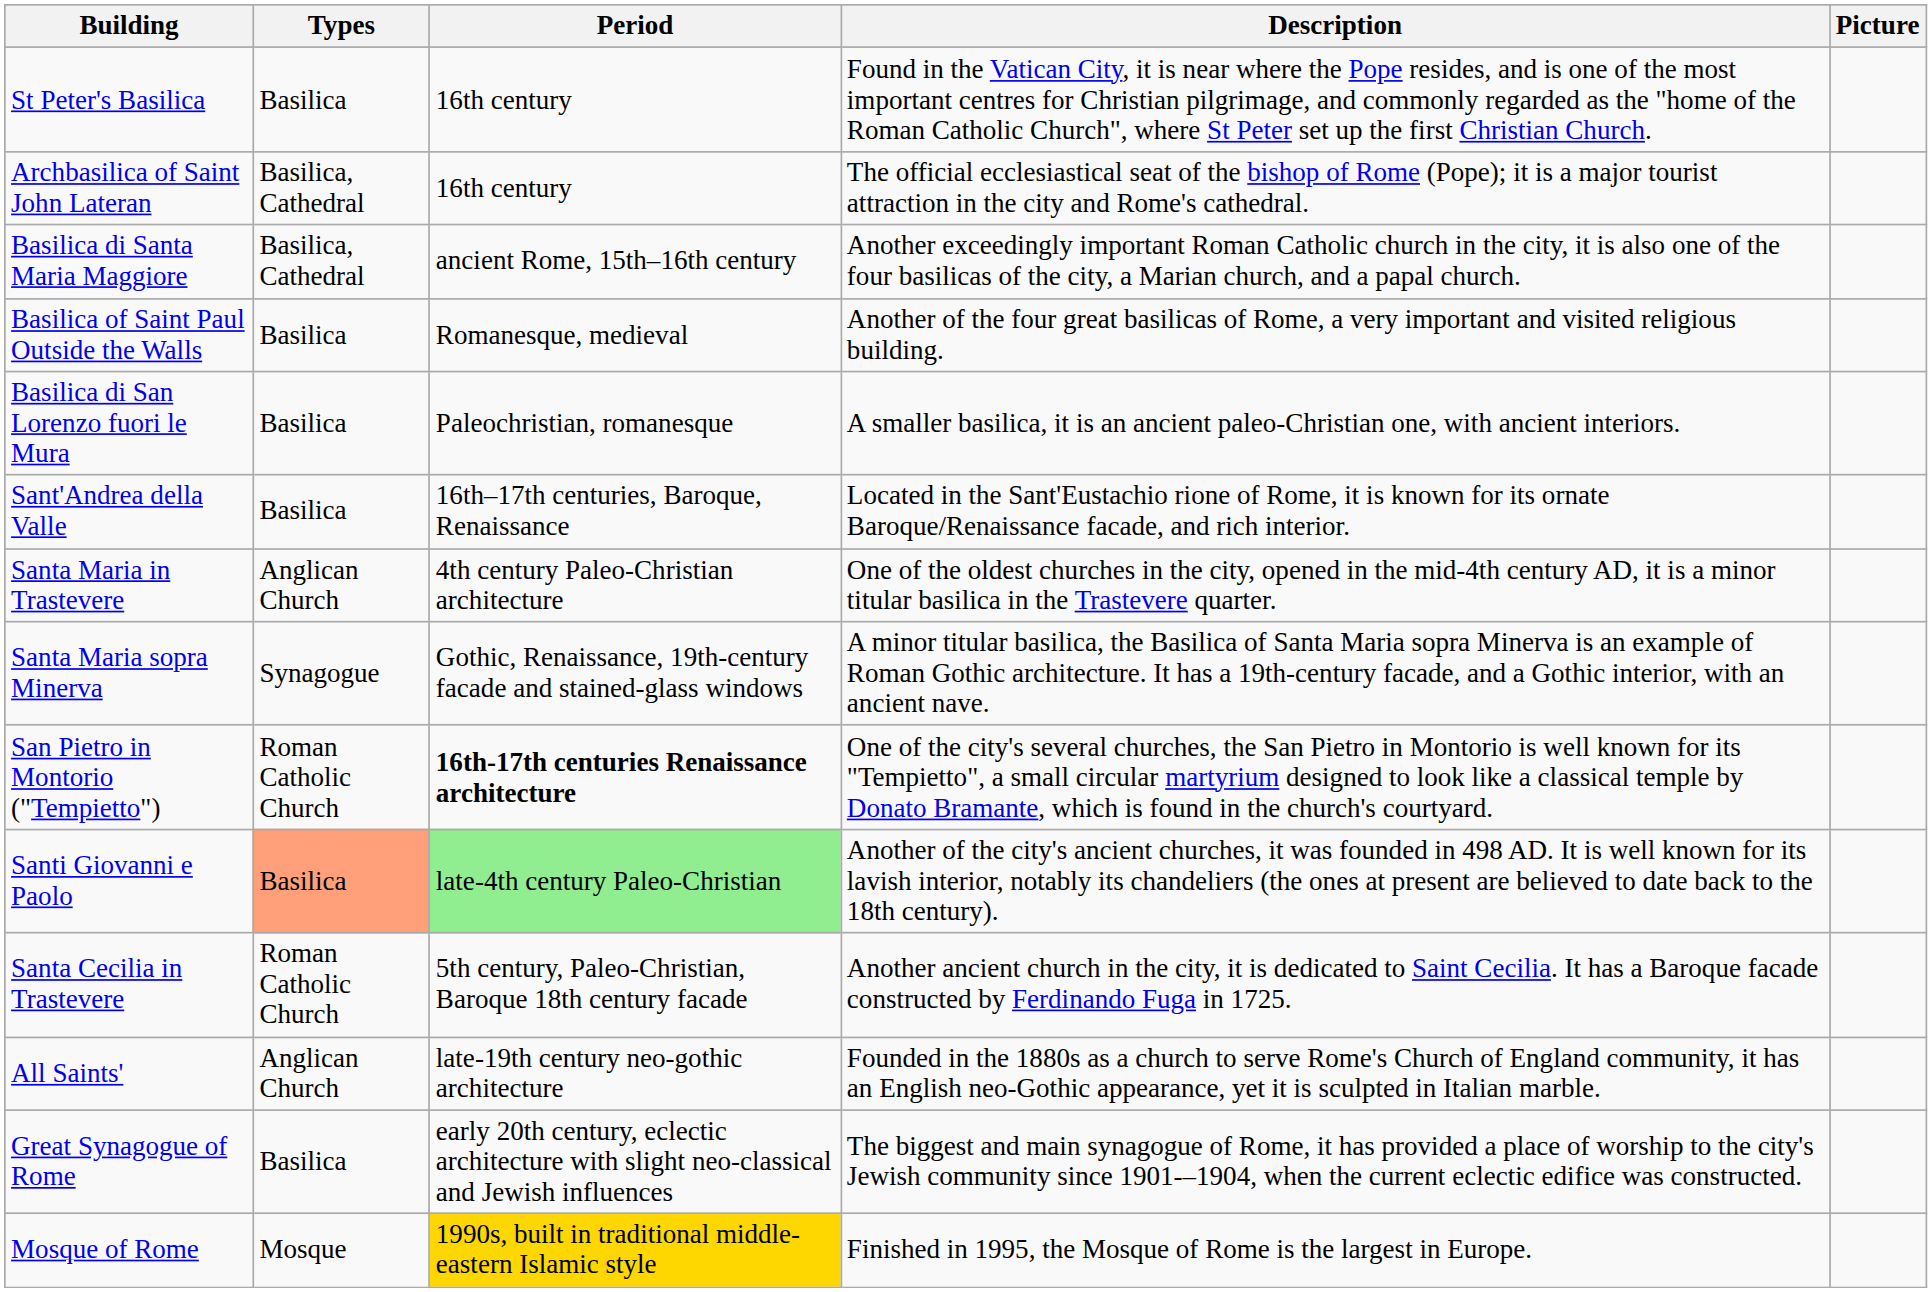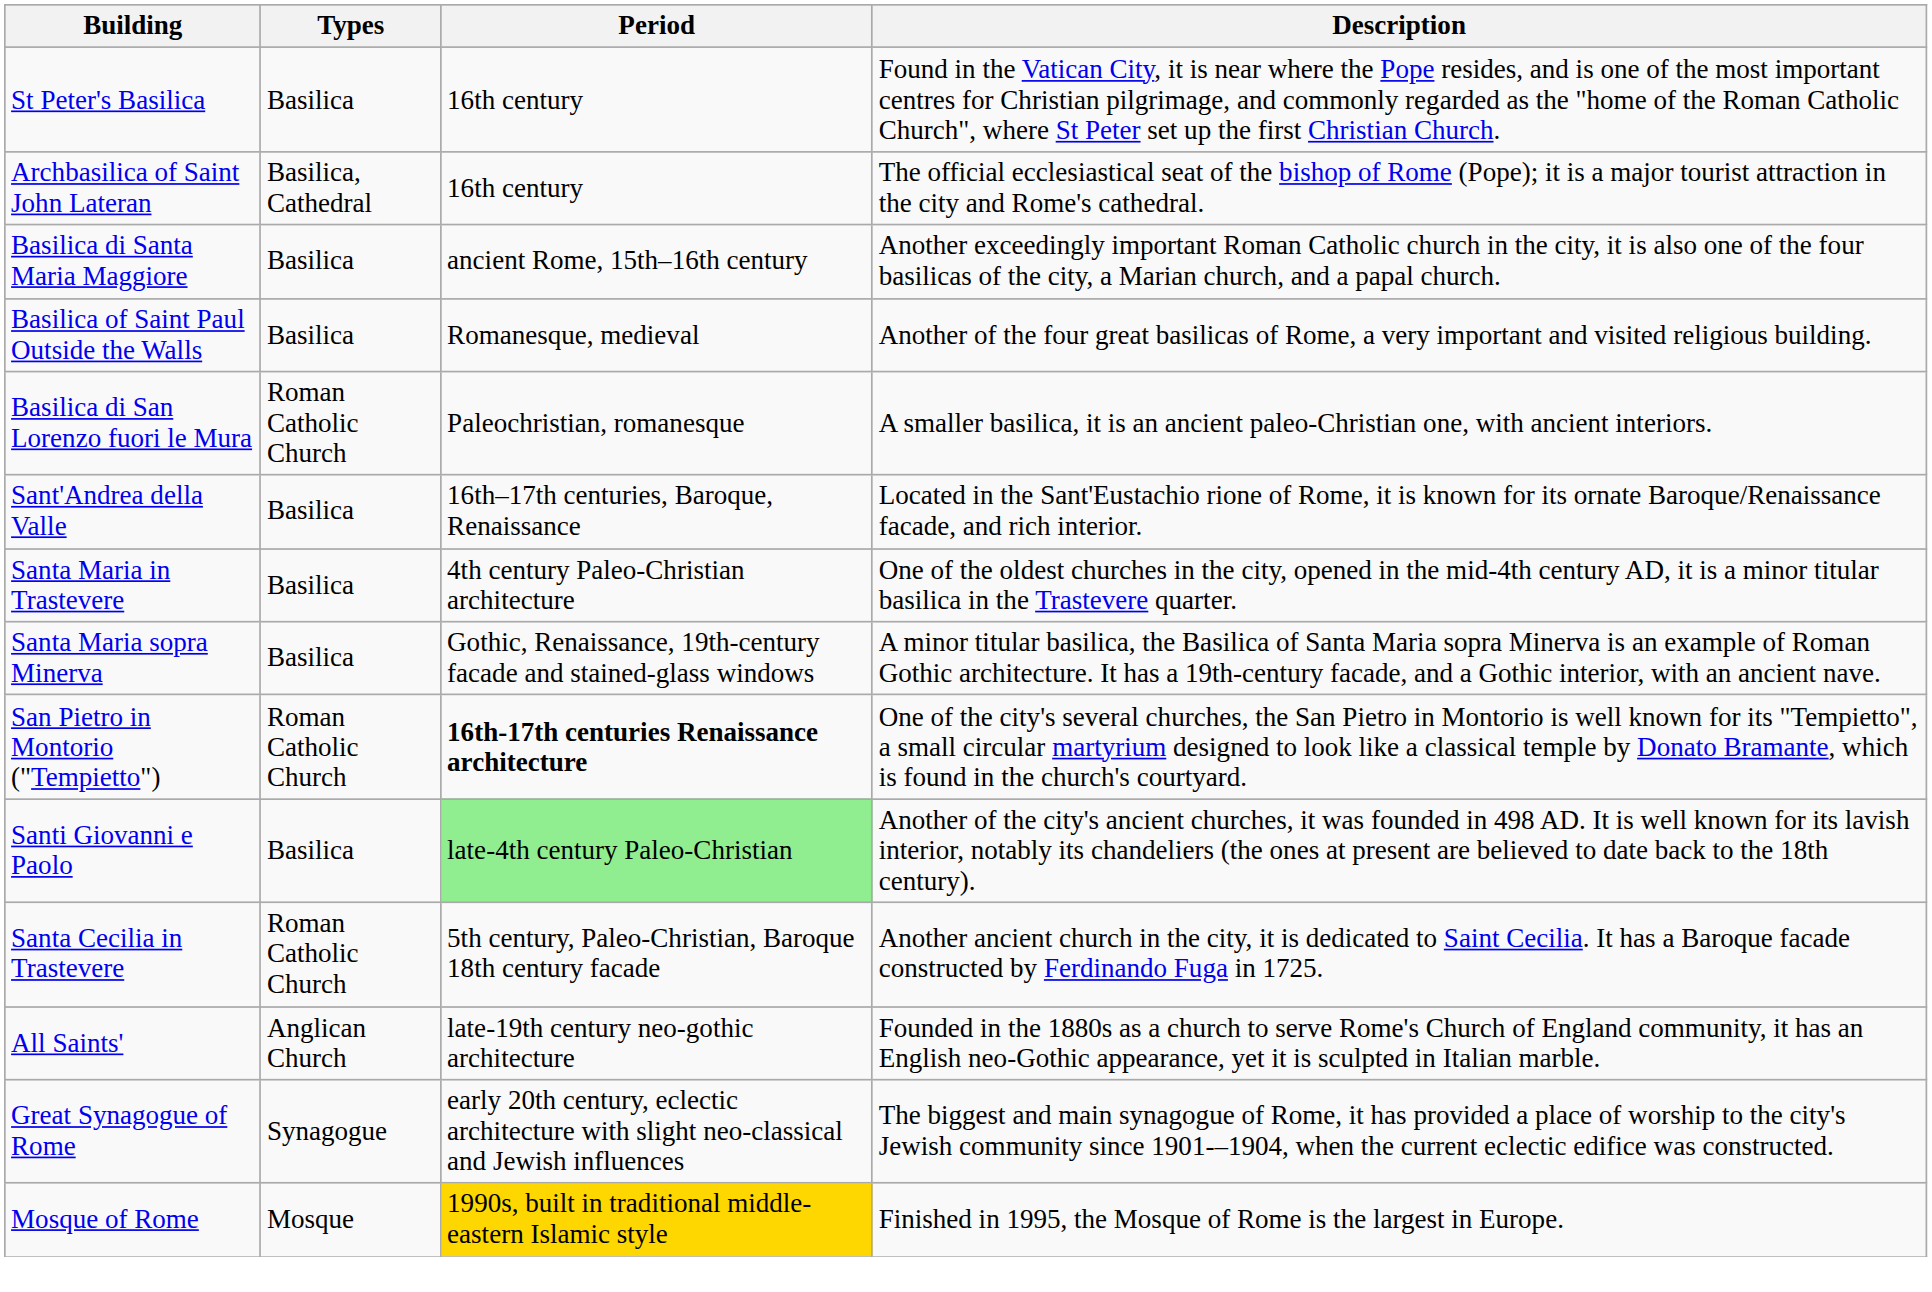- column: (1878, 25)
(312, 261) Basilica, Cathedral -> (310, 261) Basilica
(303, 422) Basilica -> (313, 422) Roman Catholic Church
(309, 584) Anglican Church -> (310, 584) Basilica
(320, 673) Synagogue -> (310, 658) Basilica
(303, 880) lightsalmon background -> (310, 850) no background
(303, 1161) Basilica -> (327, 1130) Synagogue
